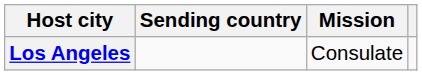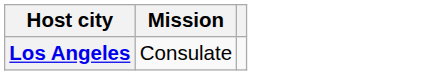- column: (221, 20)
